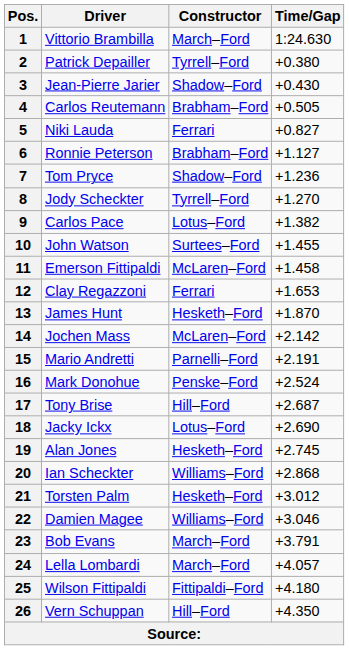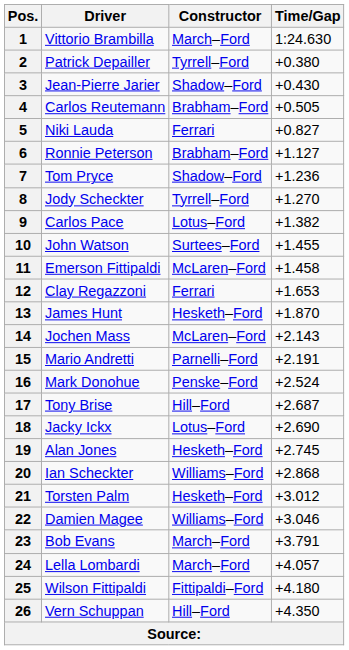(297, 336) +2.142 -> (297, 336) +2.143
